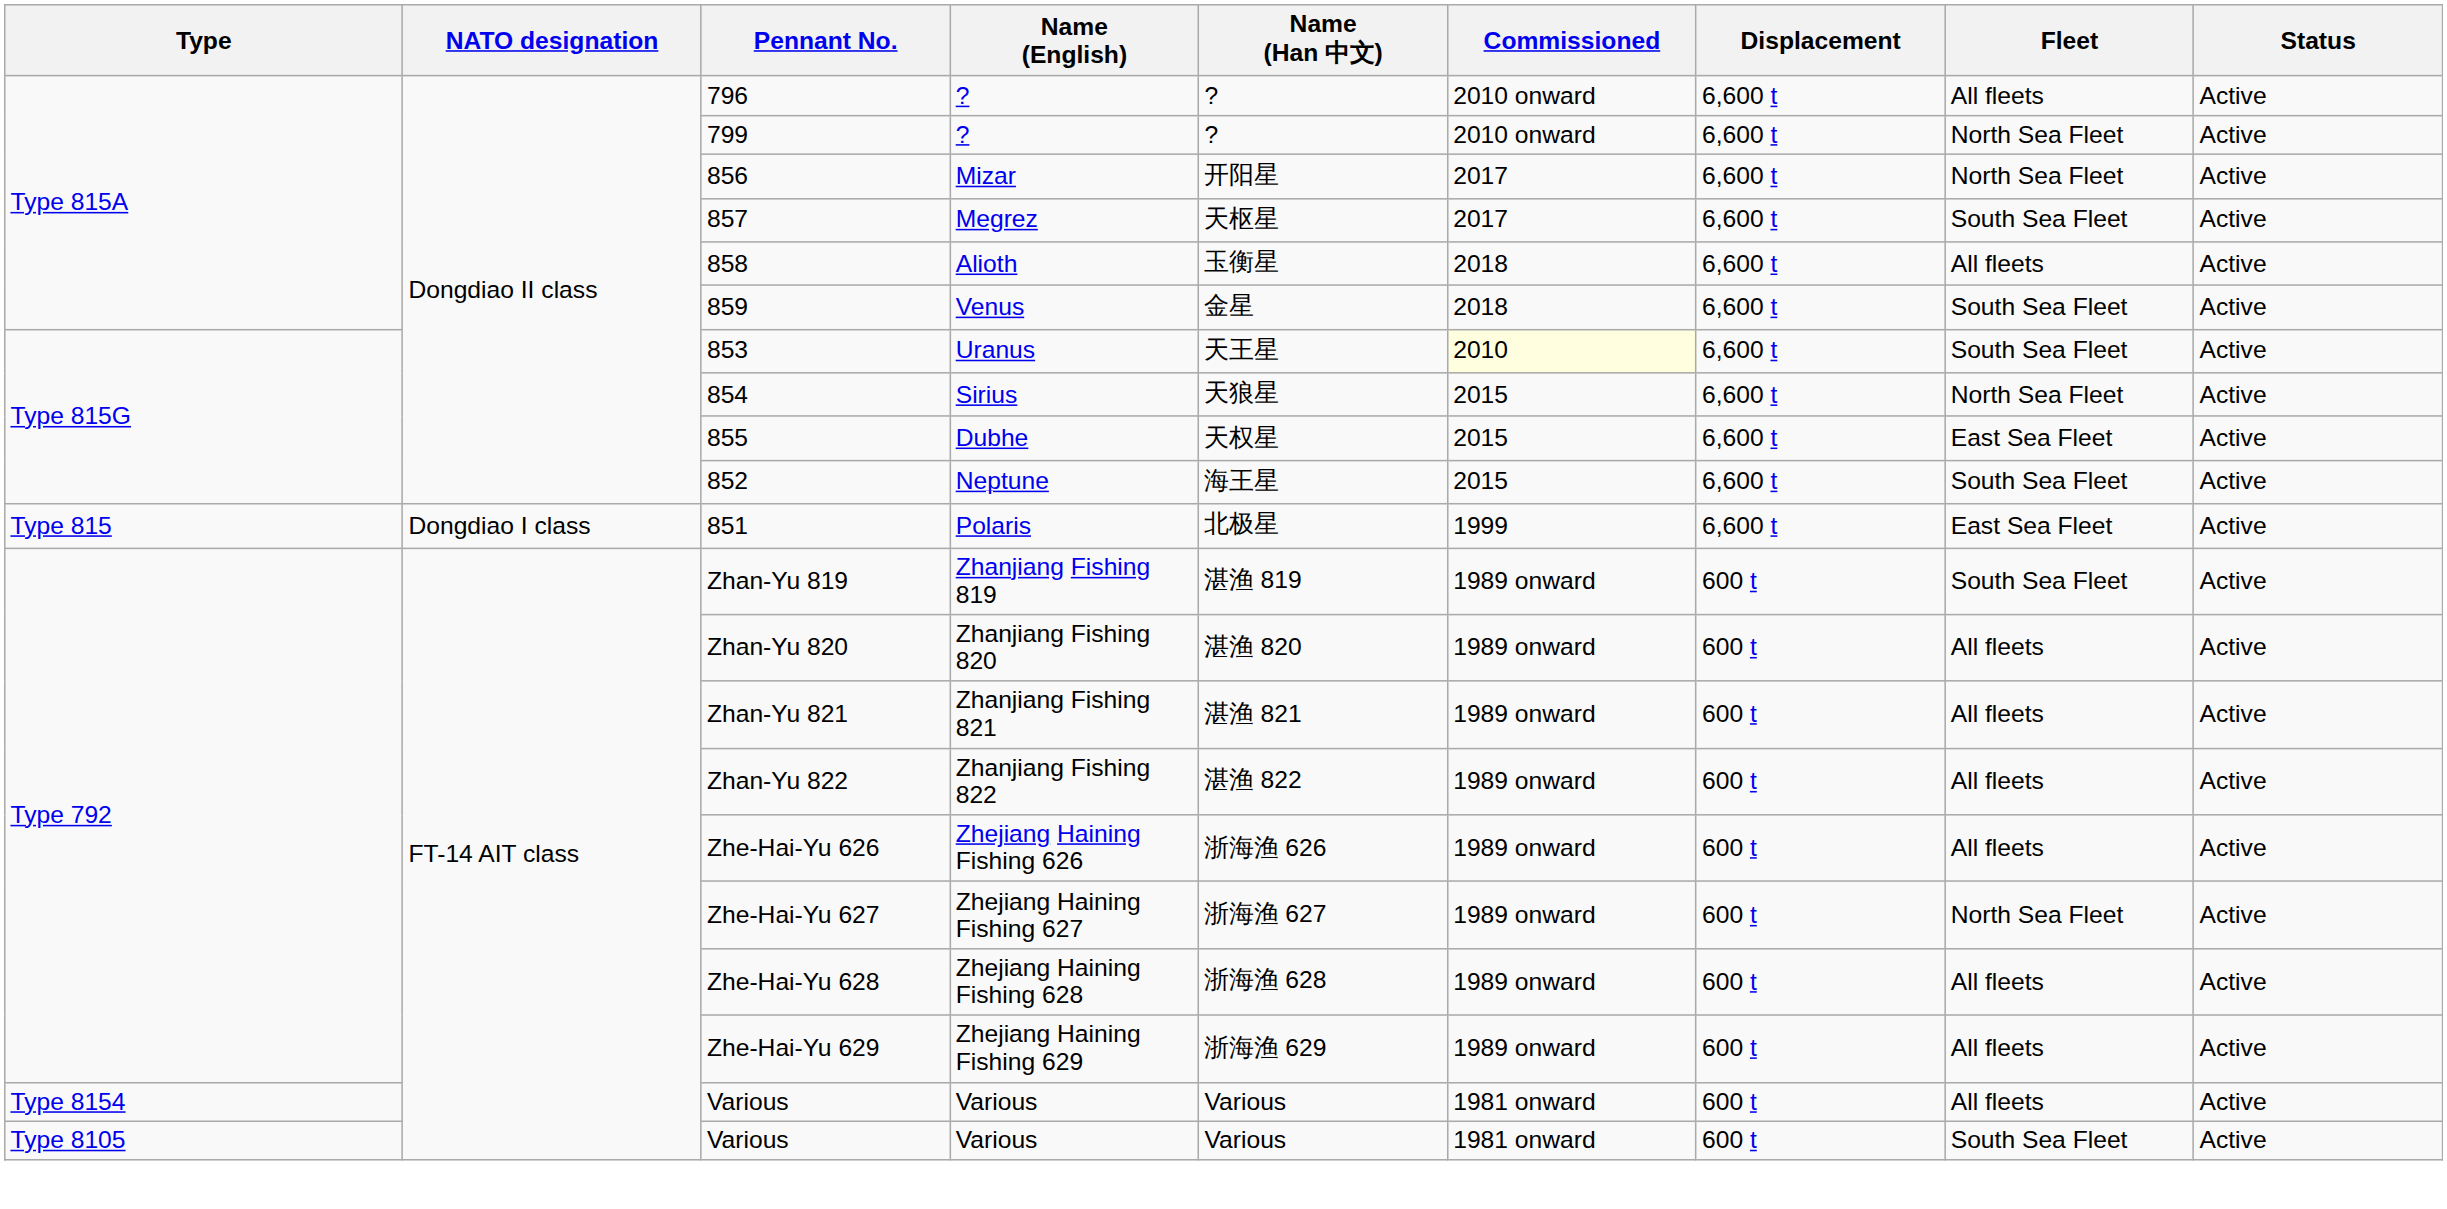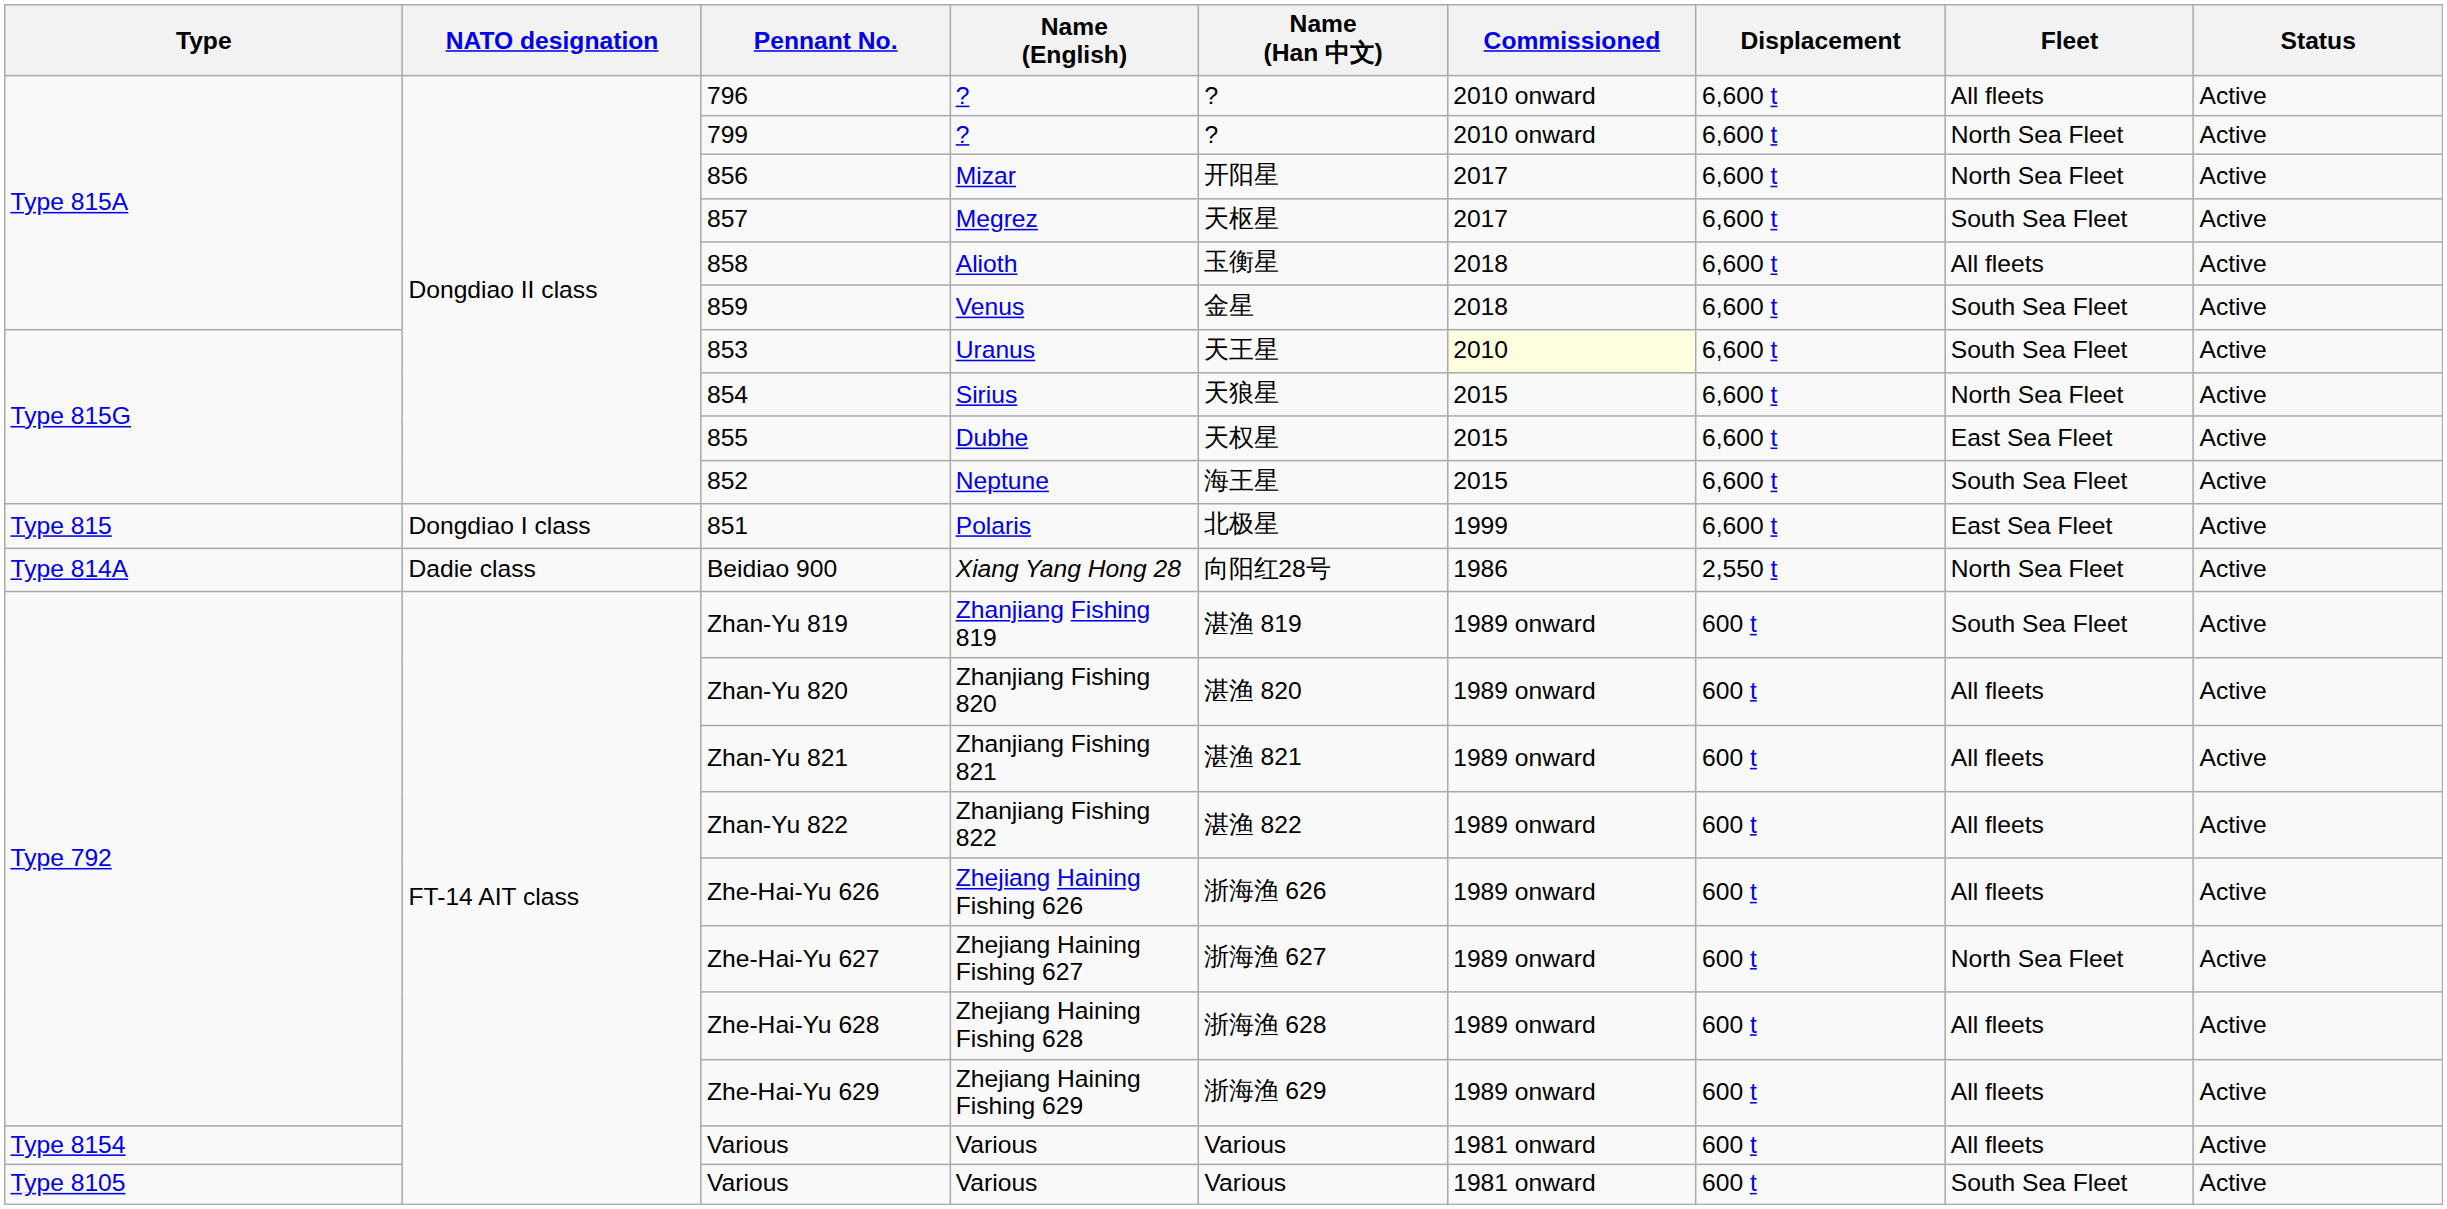+ row: (69, 569)
